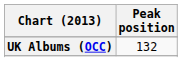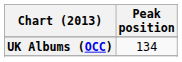(147, 47) 132 -> (147, 47) 134
